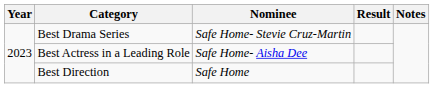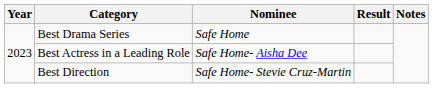(273, 33) Safe Home- Stevie Cruz-Martin -> (222, 33) Safe Home
(222, 72) Safe Home -> (273, 72) Safe Home- Stevie Cruz-Martin
